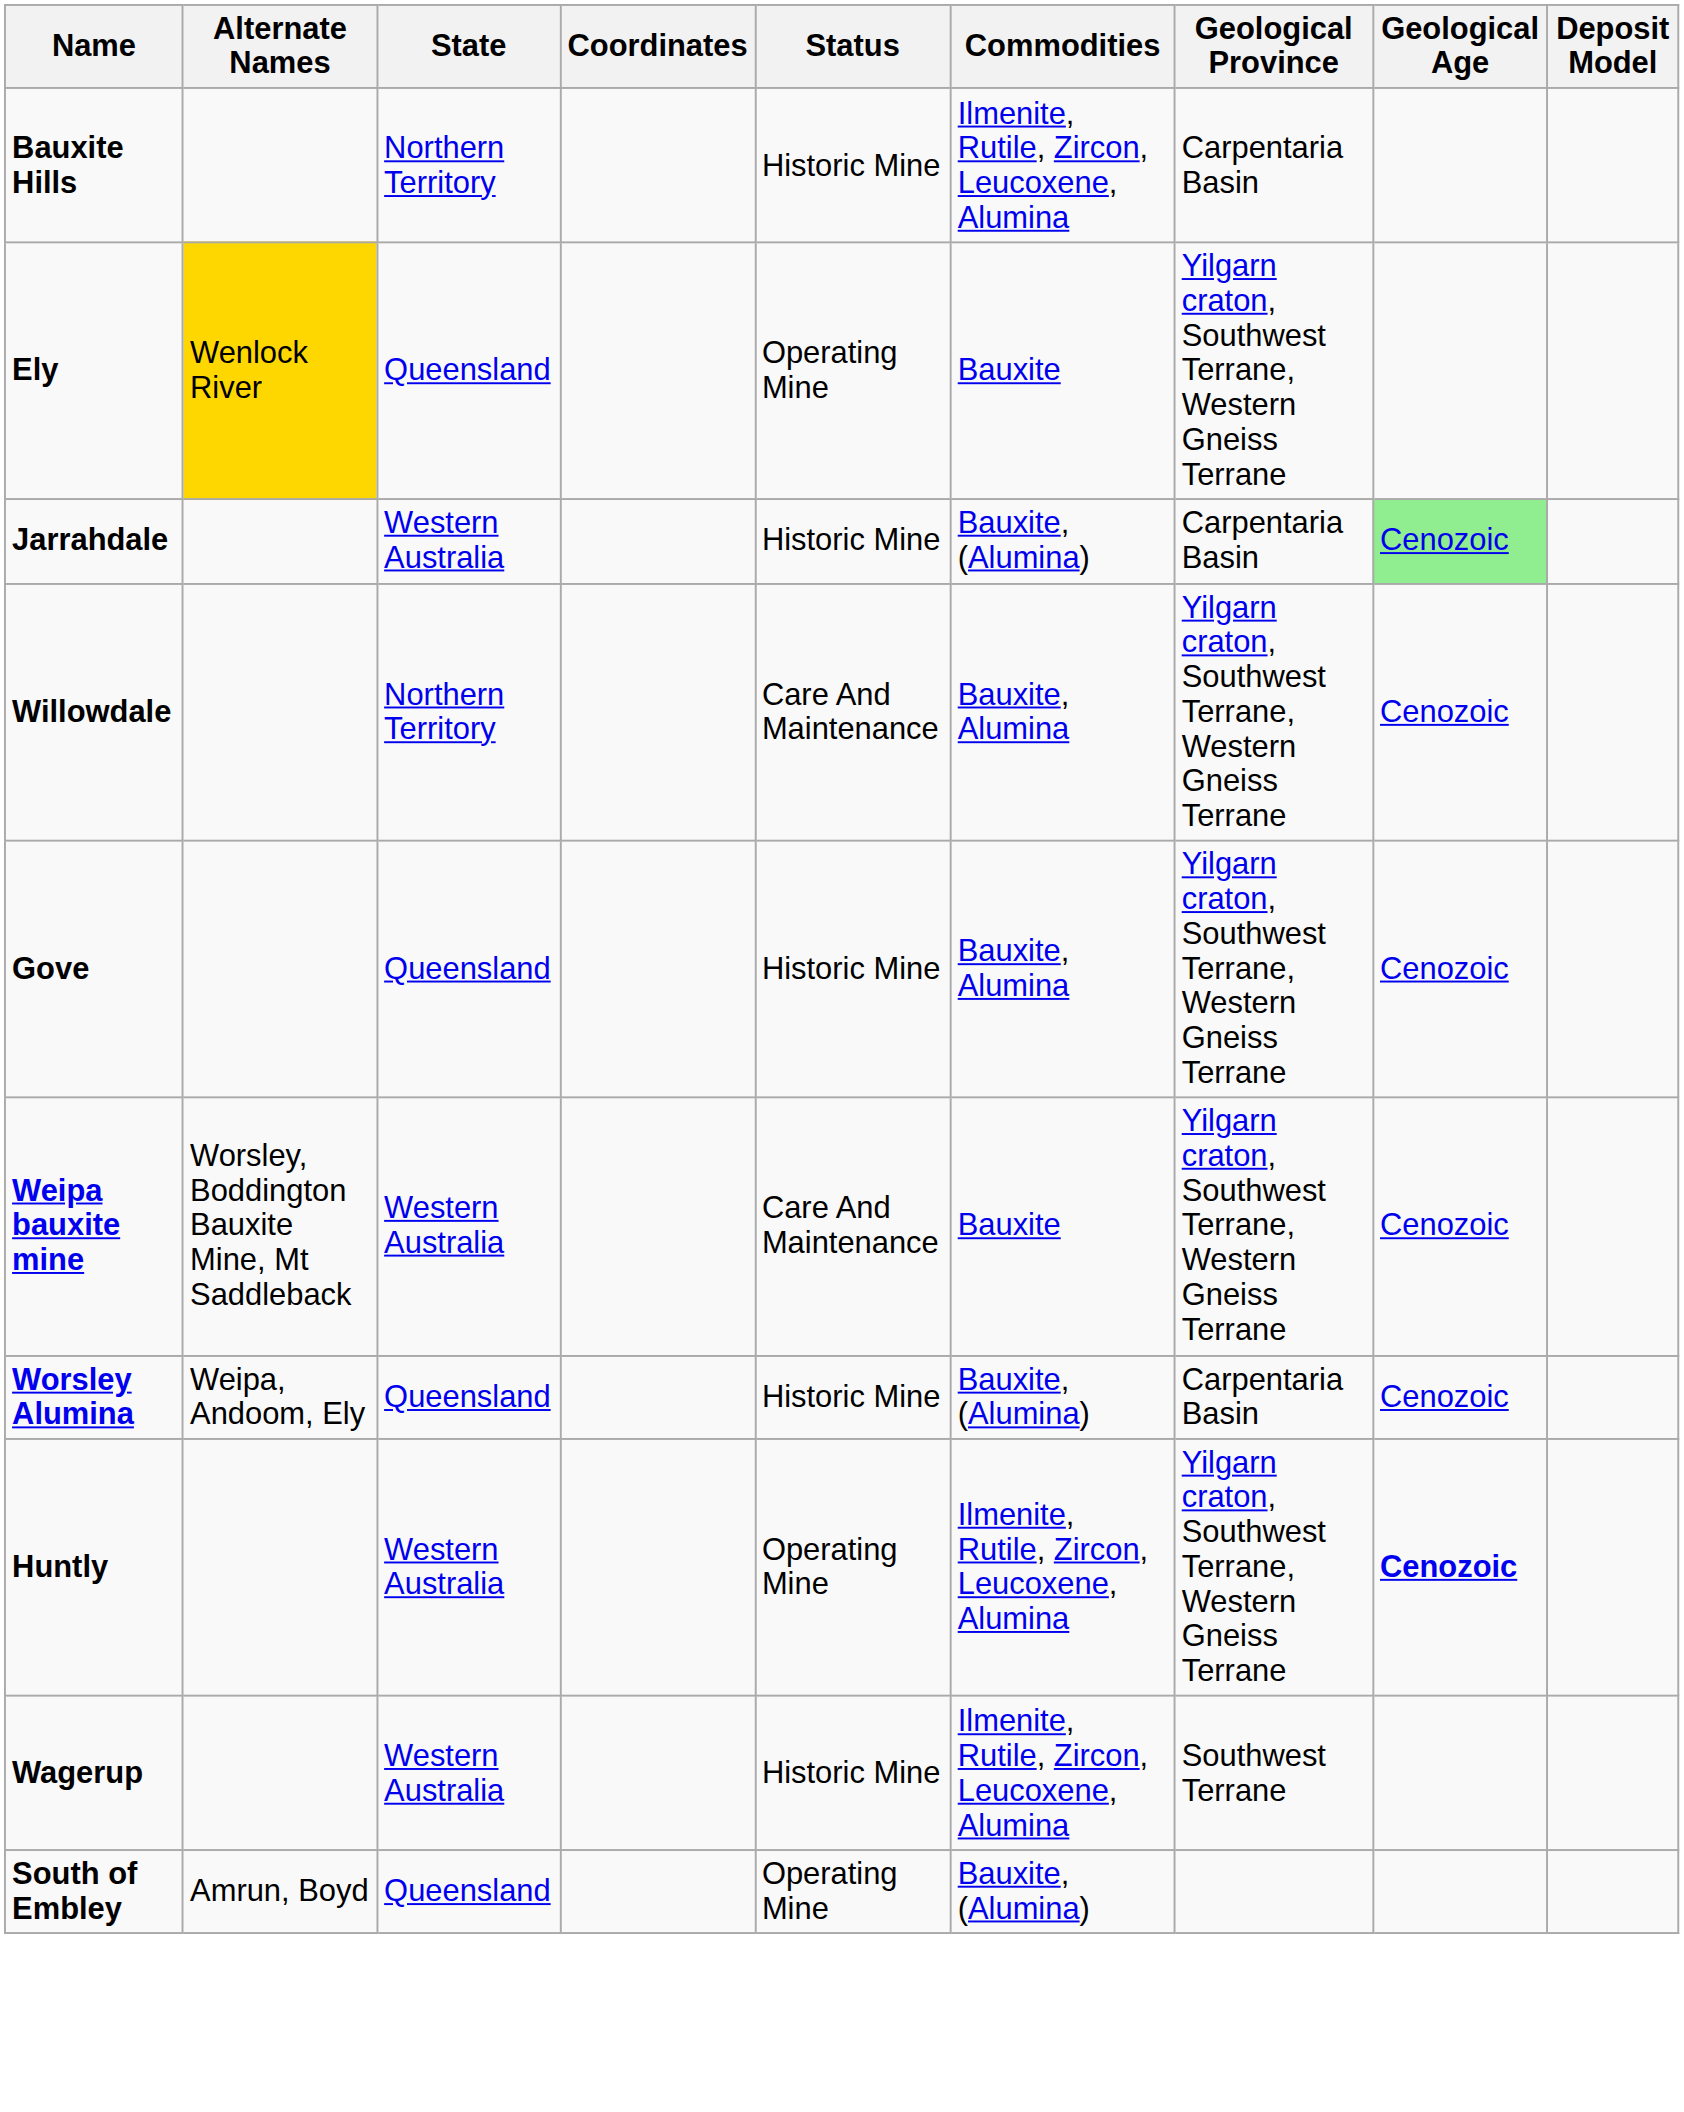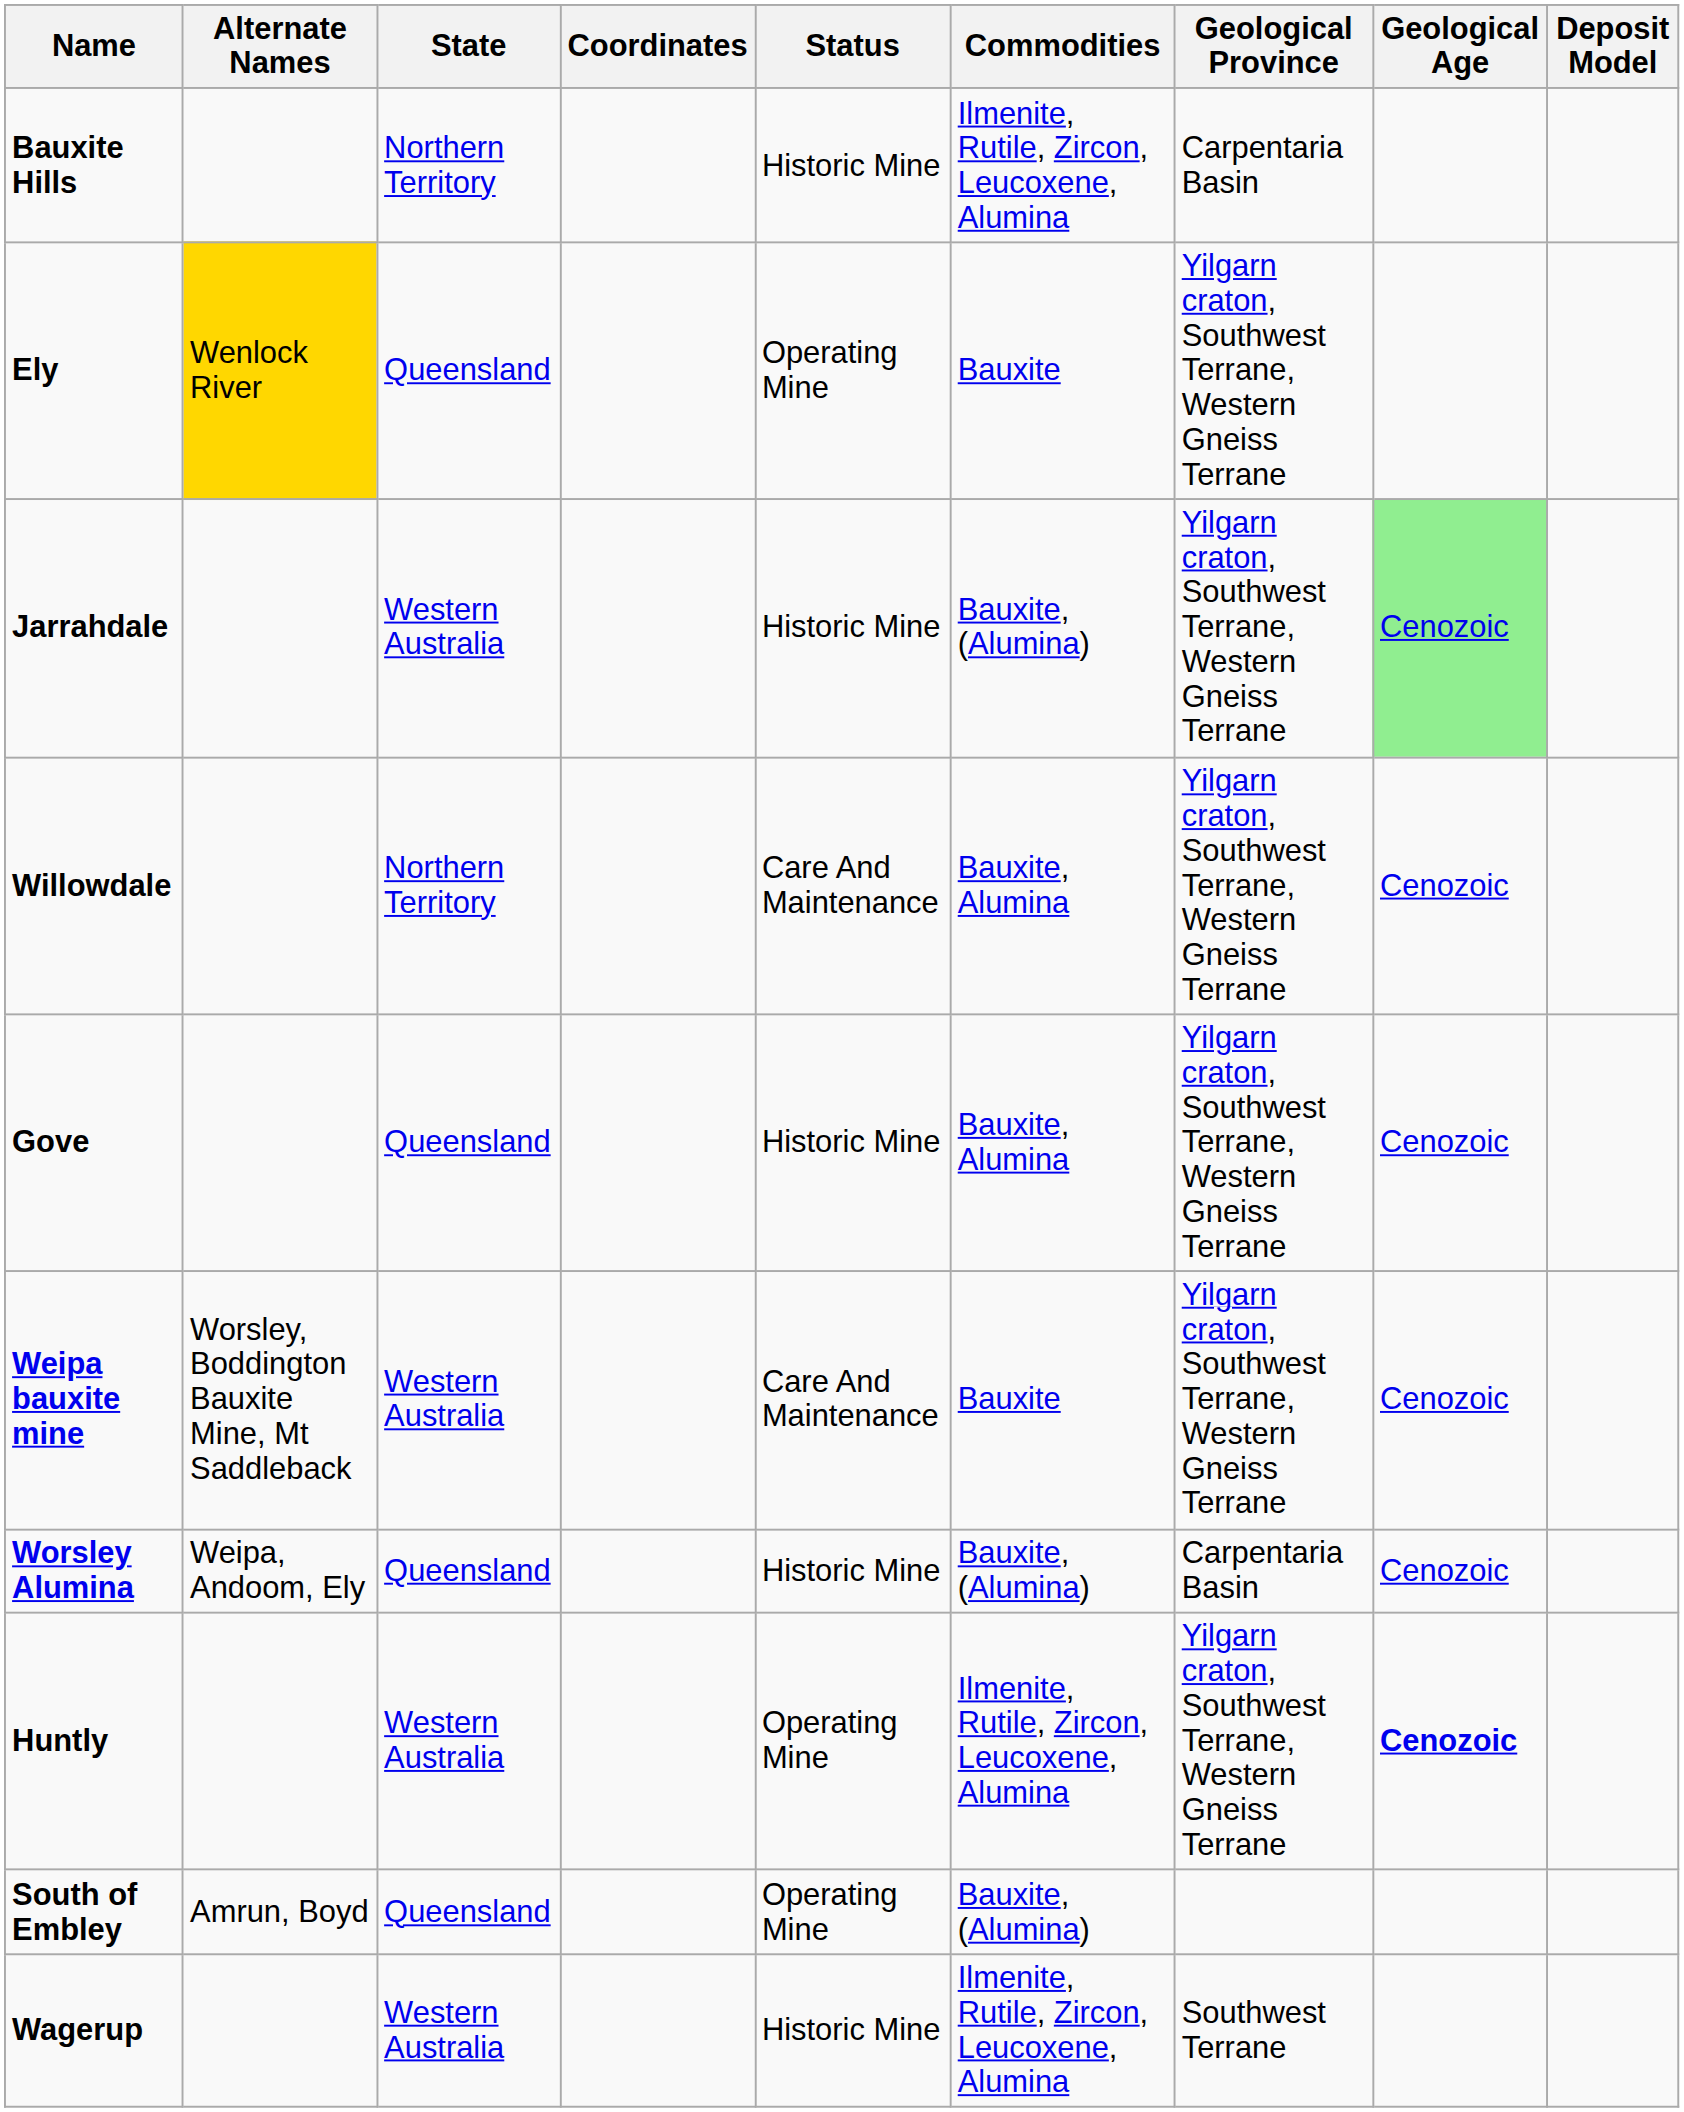(1262, 540) Carpentaria Basin -> (1254, 627) Yilgarn craton, Southwest Terrane, Western Gneiss Terrane
rows swapped: (78, 1772) <-> (75, 1890)
